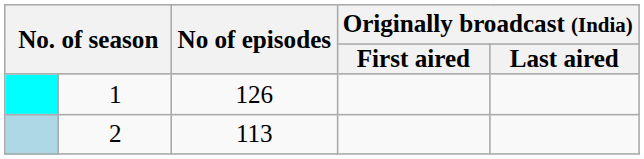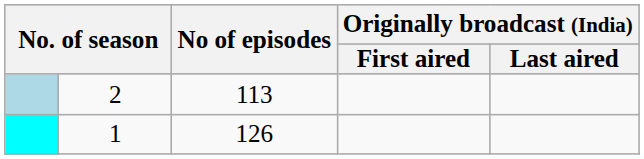rows swapped: (115, 94) <-> (115, 133)
